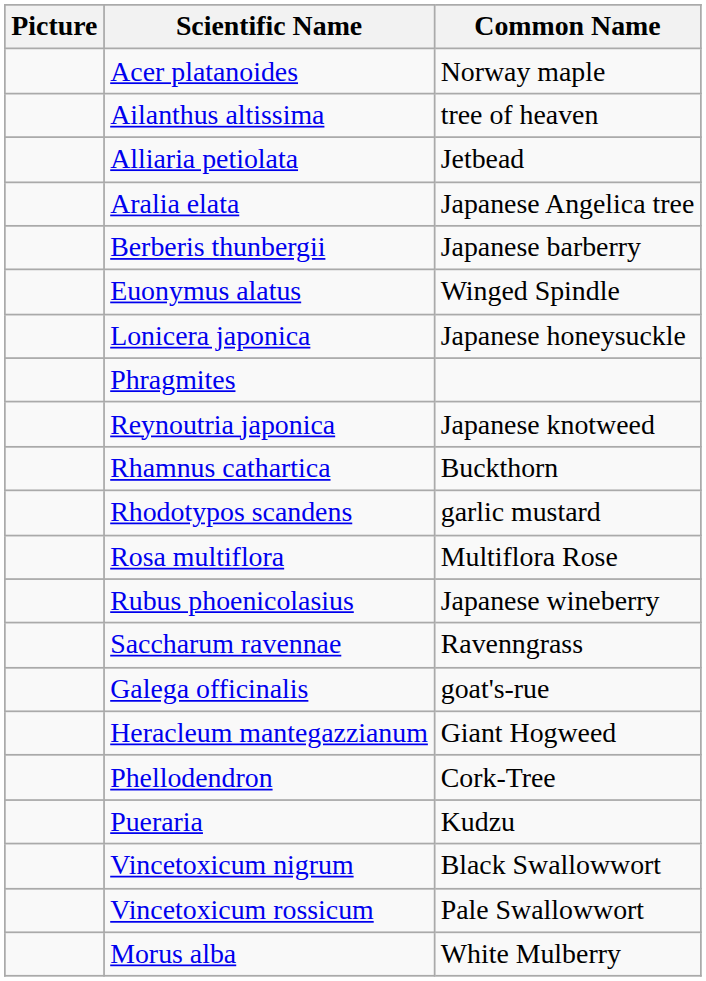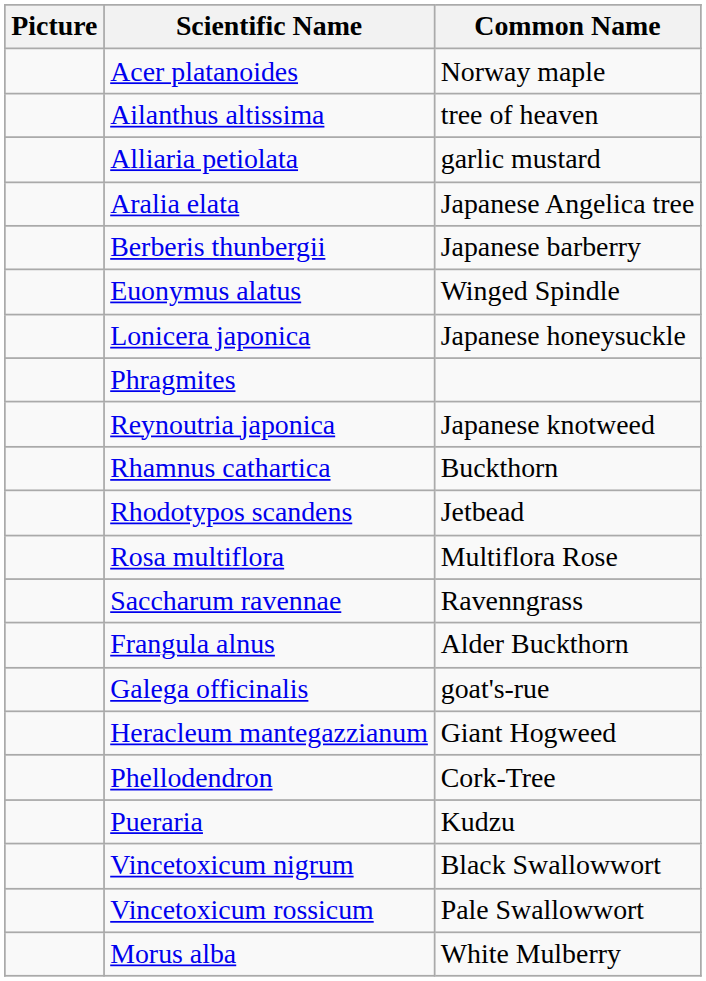(482, 159) Jetbead -> (521, 159) garlic mustard
(521, 512) garlic mustard -> (482, 512) Jetbead
- row: (232, 600)
+ row: (193, 644)
